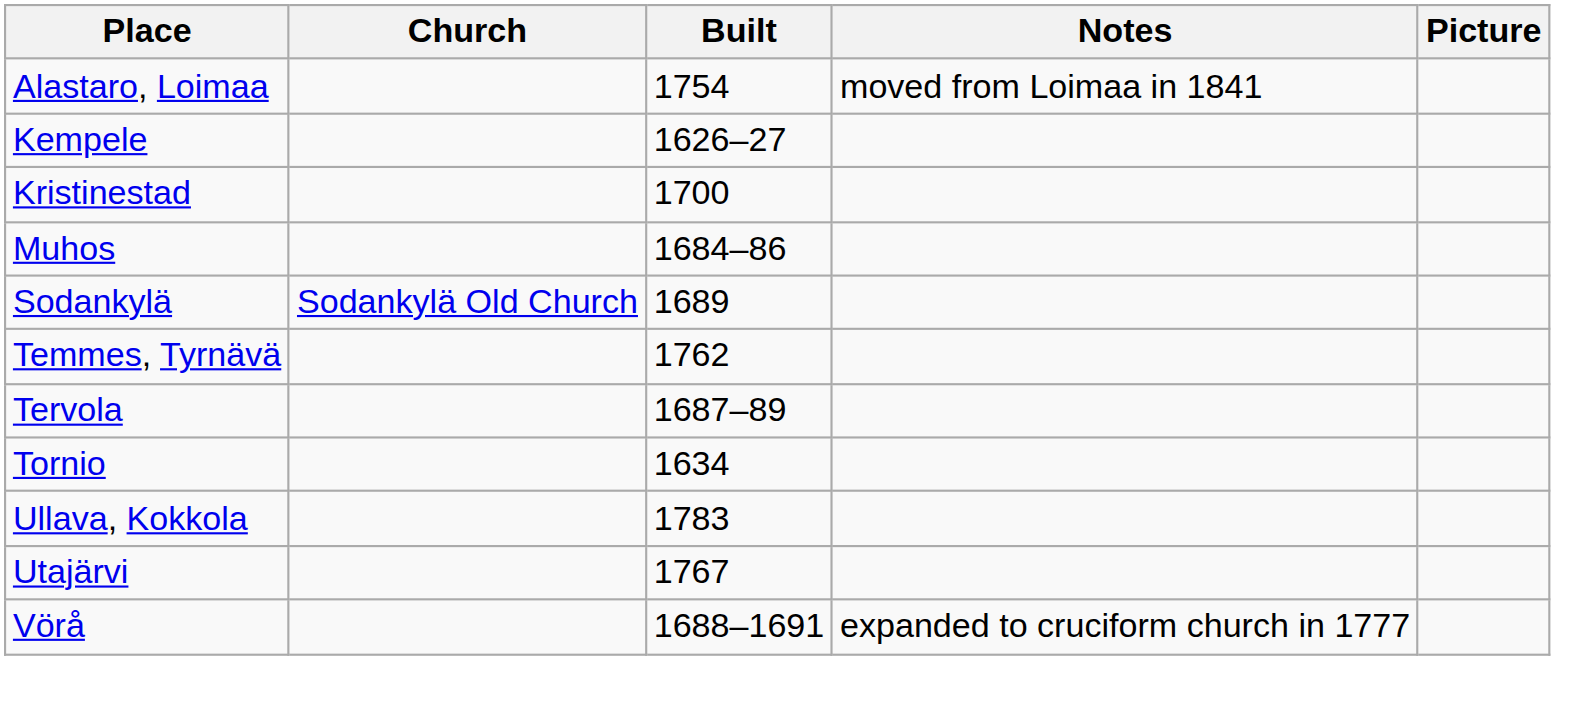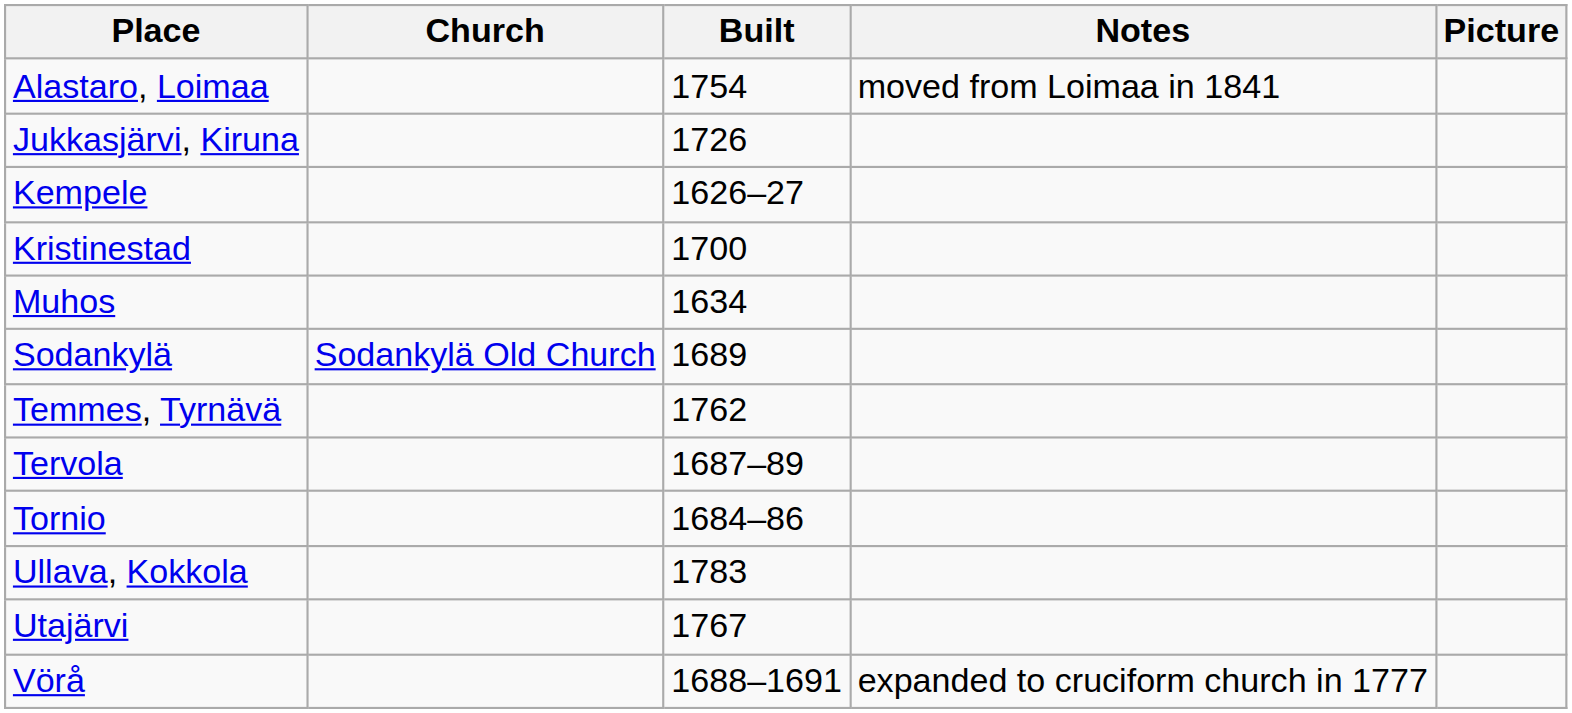+ row: (156, 139)
(720, 247) 1684–86 -> (709, 301) 1634
(692, 463) 1634 -> (738, 517) 1684–86
